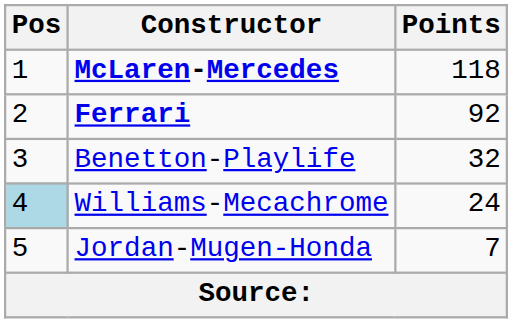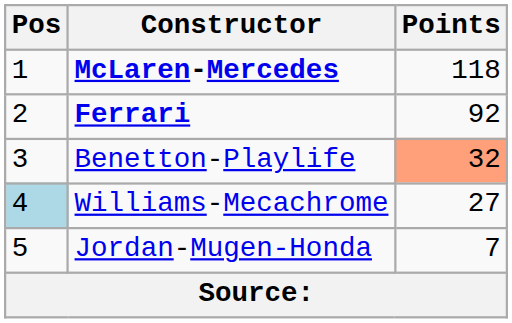(484, 161) no background -> (484, 161) lightsalmon background
(484, 206) 24 -> (484, 206) 27
